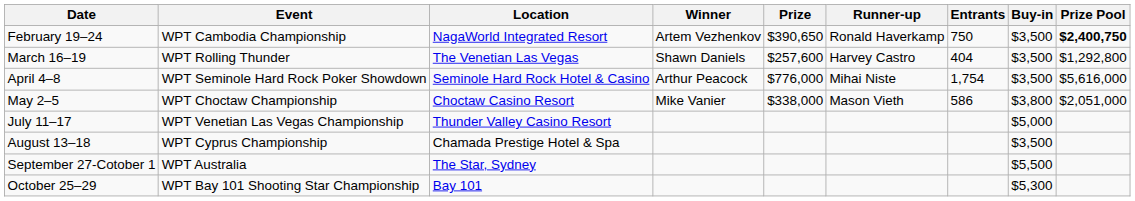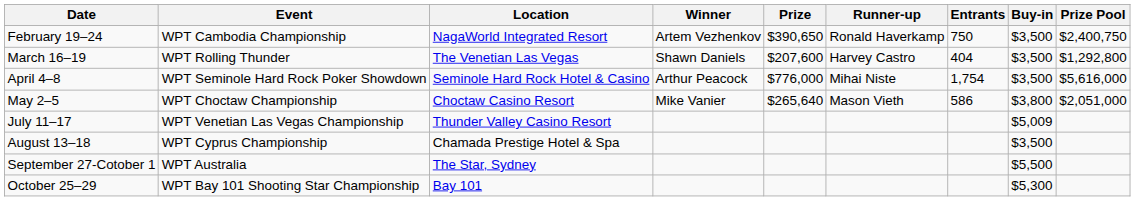(1093, 36) bold -> (1093, 36) normal
(795, 57) $257,600 -> (795, 57) $207,600
(795, 100) $338,000 -> (795, 100) $265,640
(1032, 121) $5,000 -> (1032, 121) $5,009
